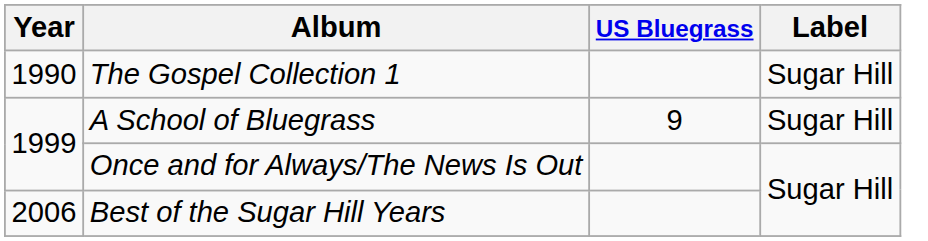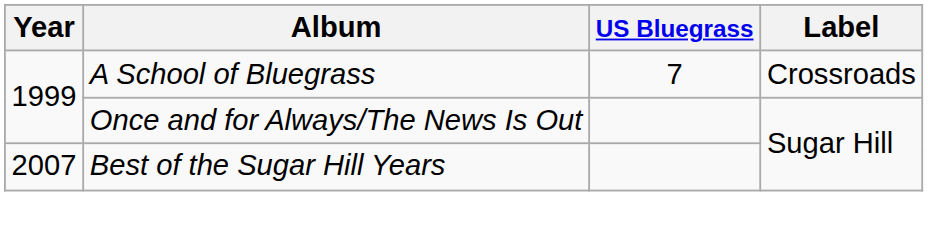- row: (245, 73)
(675, 119) 9 -> (675, 73) 7
(830, 119) Sugar Hill -> (841, 73) Crossroads
(44, 212) 2006 -> (44, 166) 2007
